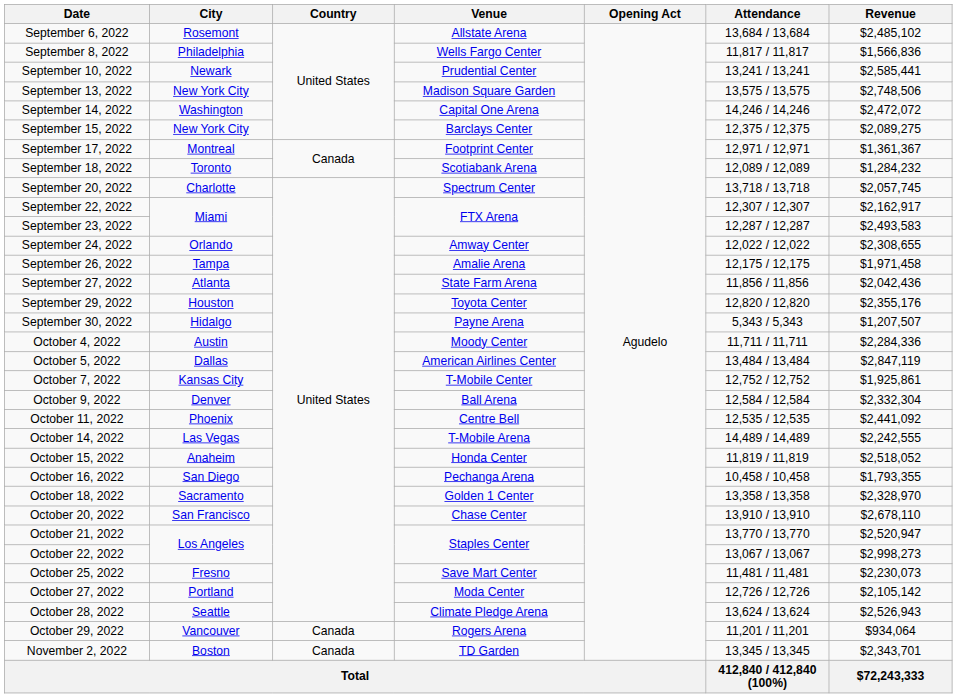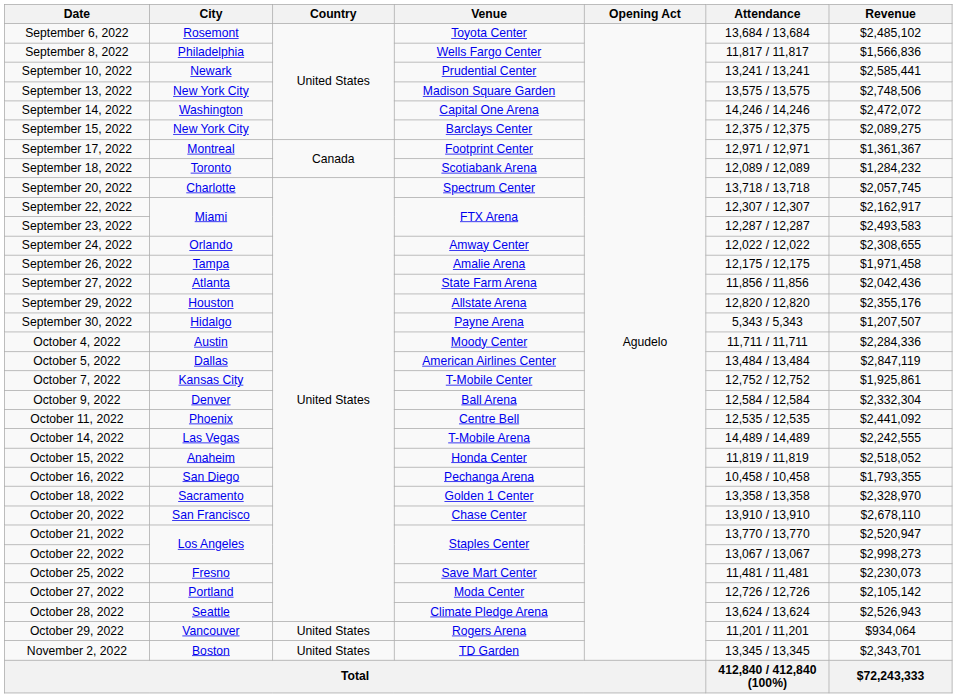(489, 33) Allstate Arena -> (489, 33) Toyota Center
(489, 303) Toyota Center -> (489, 303) Allstate Arena
(333, 631) Canada -> (333, 631) United States
(333, 650) Canada -> (333, 650) United States
